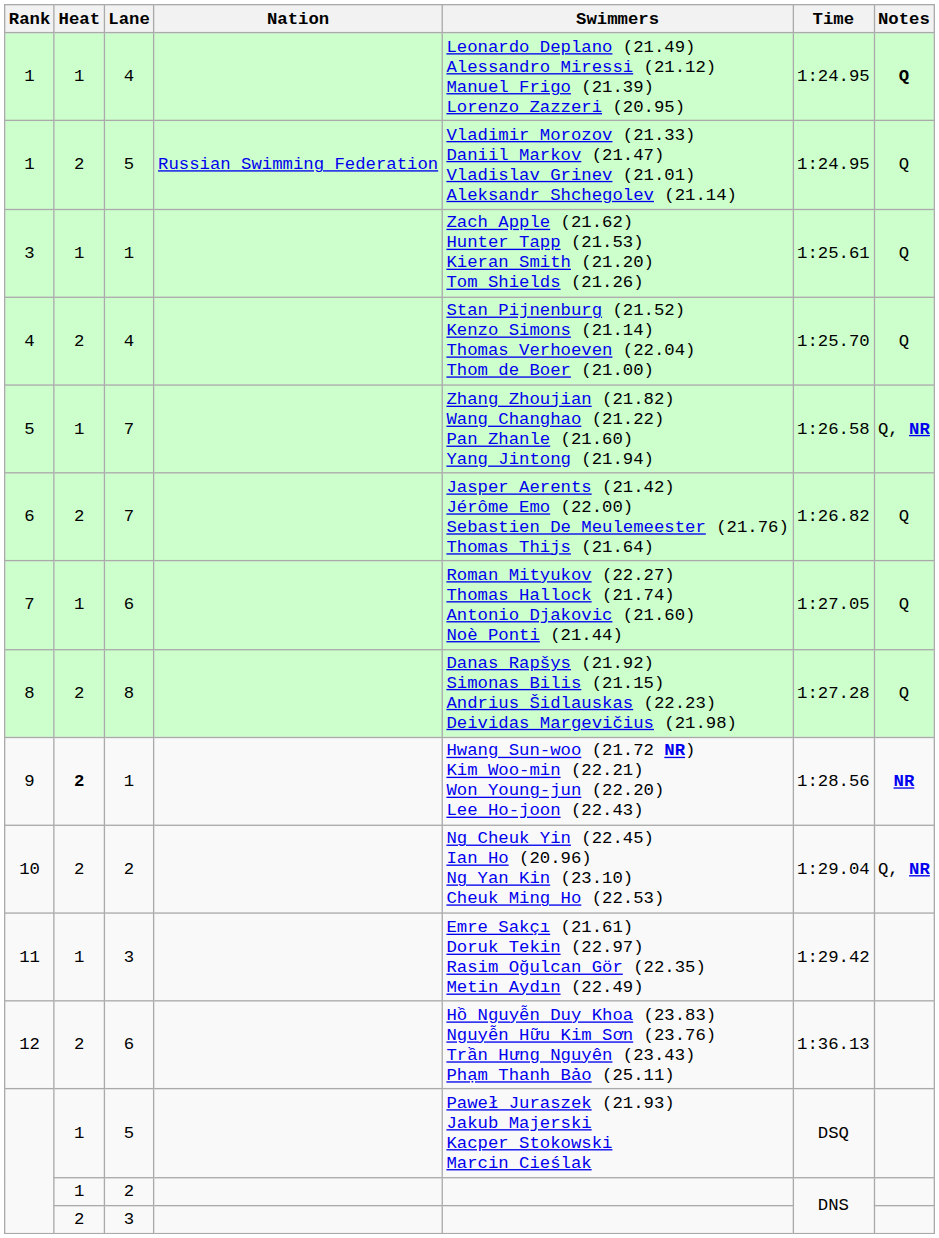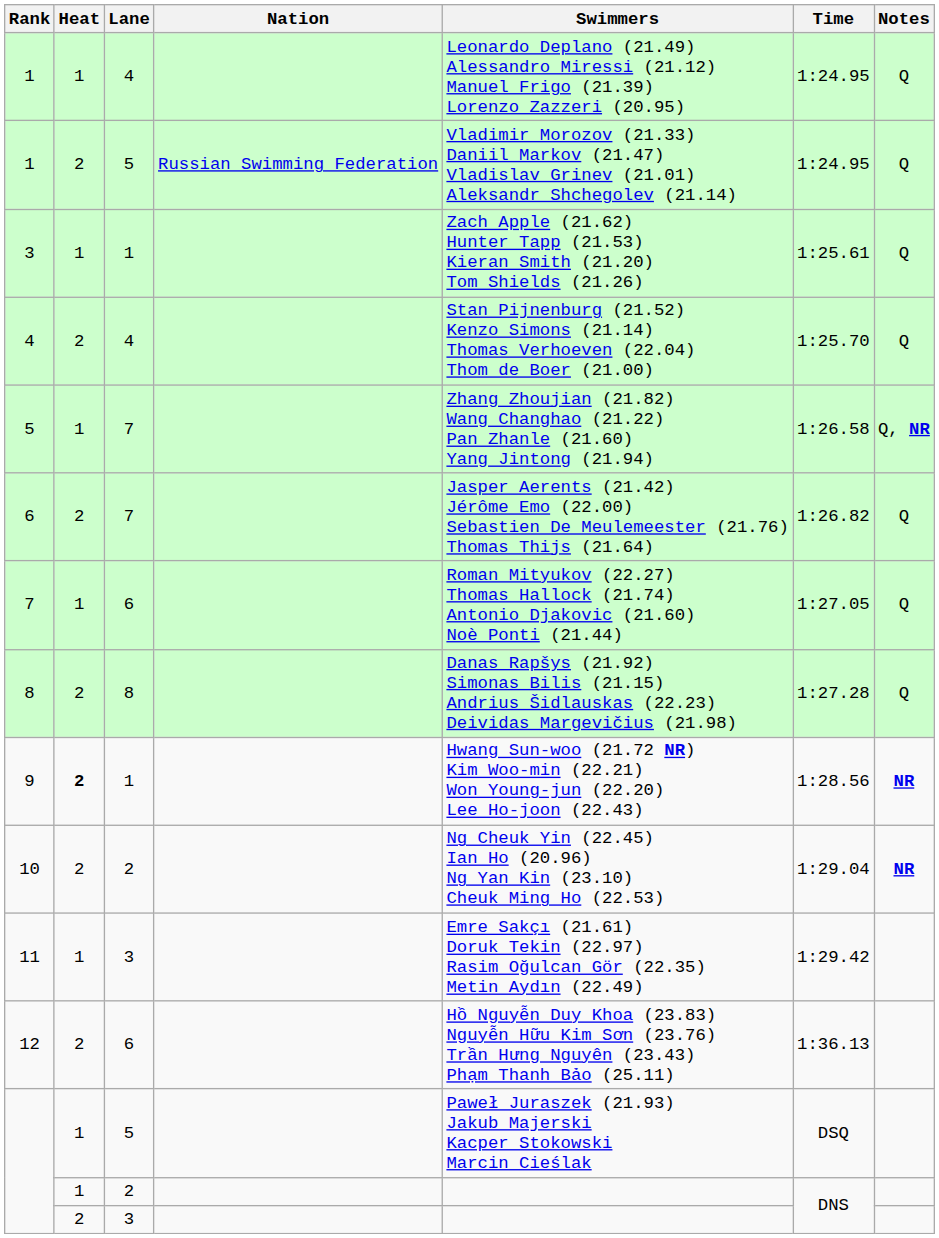(904, 77) bold -> (904, 77) normal
(904, 869) Q, NR -> (904, 869) NR
